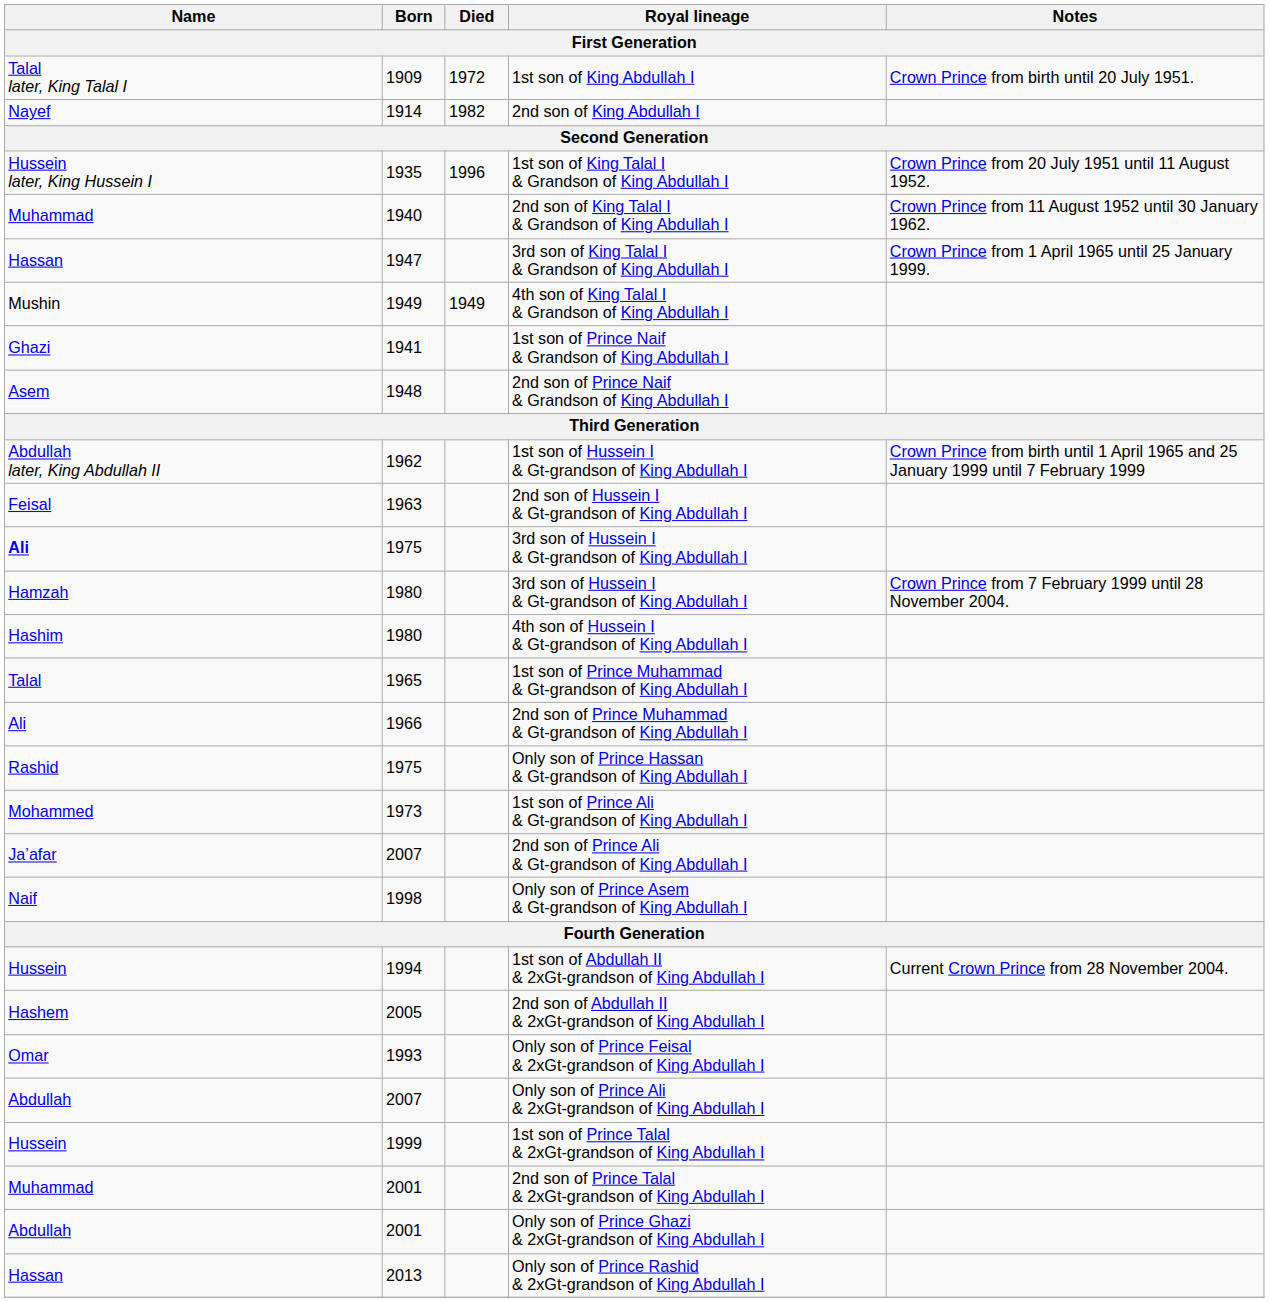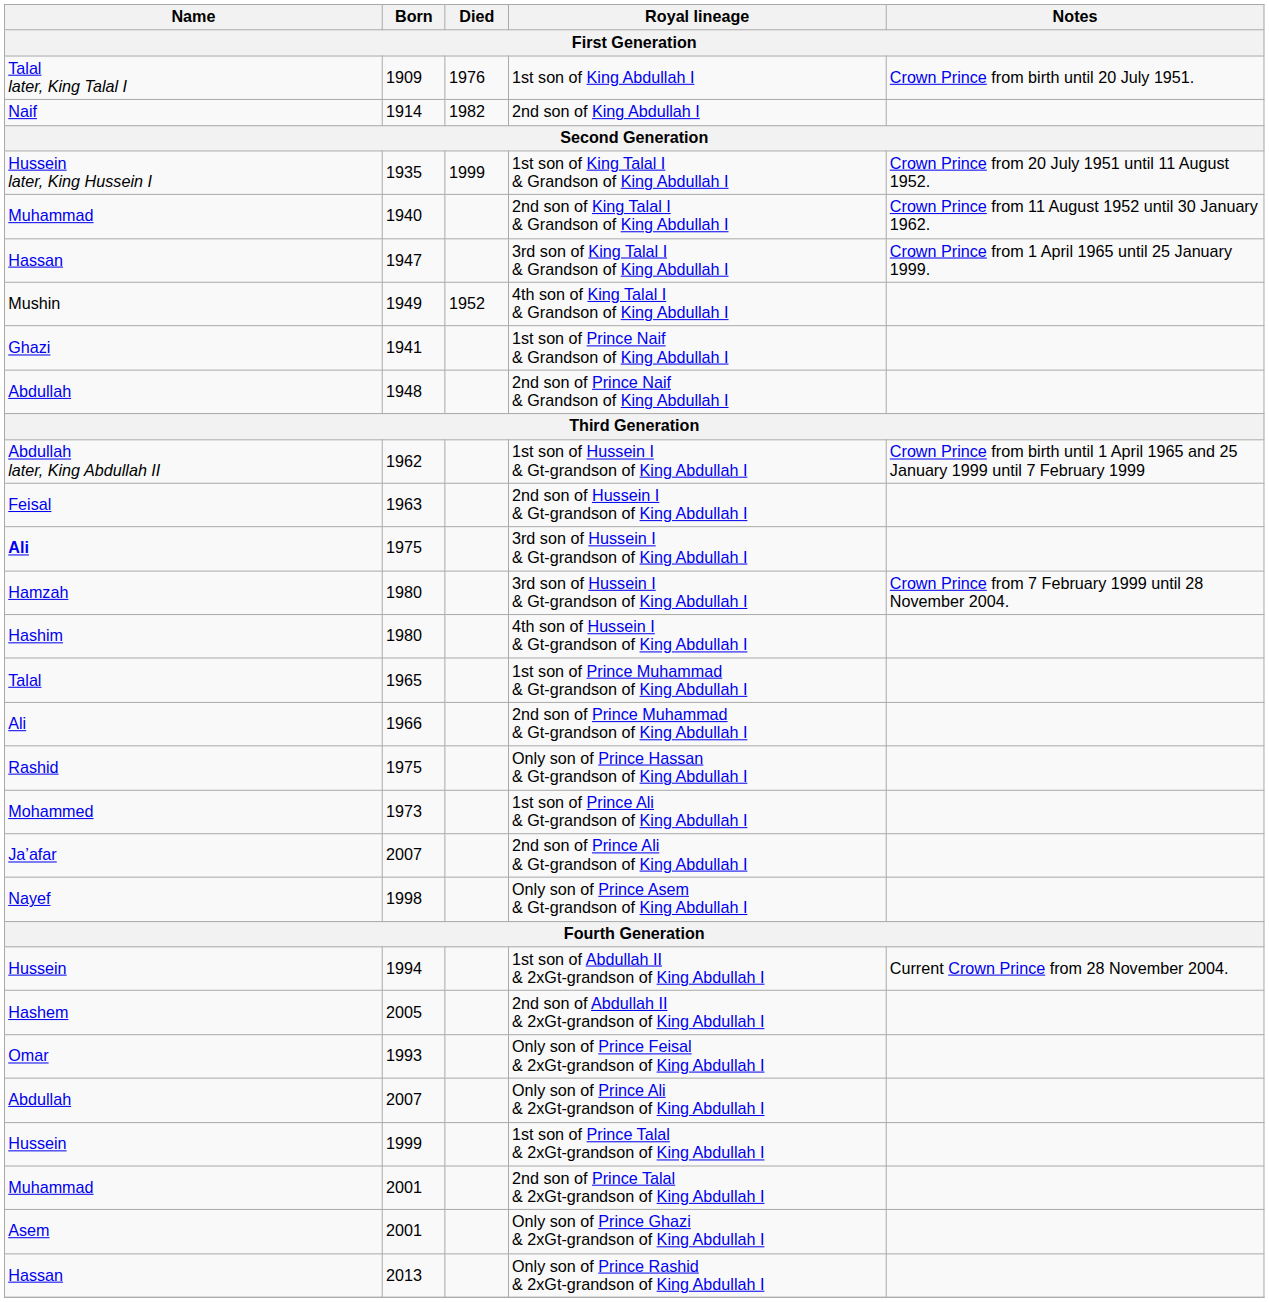(467, 77) 1972 -> (467, 77) 1976
(29, 112) Nayef -> (23, 112) Naif
(467, 172) 1996 -> (467, 172) 1999
(467, 304) 1949 -> (467, 304) 1952
(29, 391) Asem -> (40, 391) Abdullah
(23, 899) Naif -> (29, 899) Nayef
(40, 1231) Abdullah -> (29, 1231) Asem
